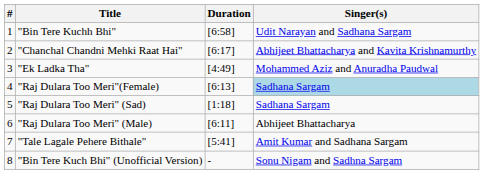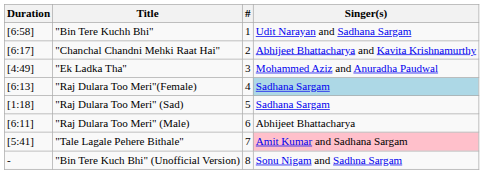columns swapped: (10, 13) <-> (229, 13)
(332, 141) no background -> (332, 141) pink background
